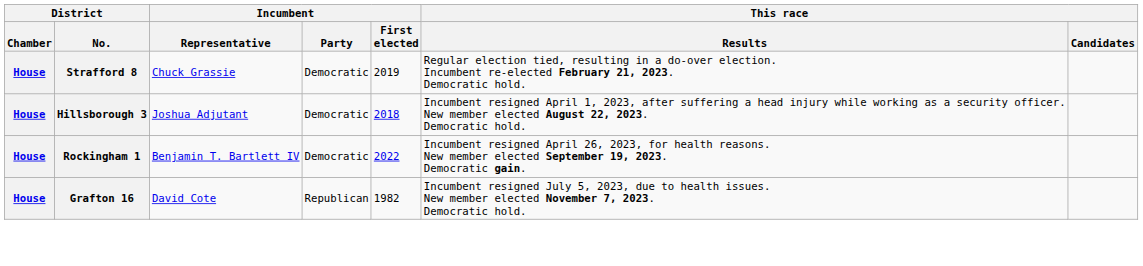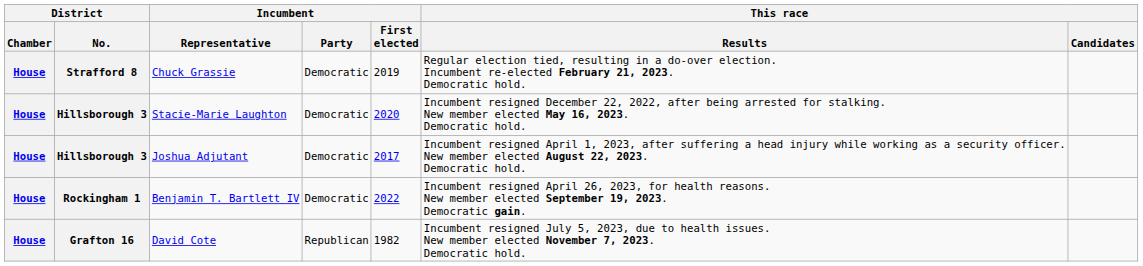+ row: (219, 114)
(387, 114) 2018 -> (387, 156) 2017
